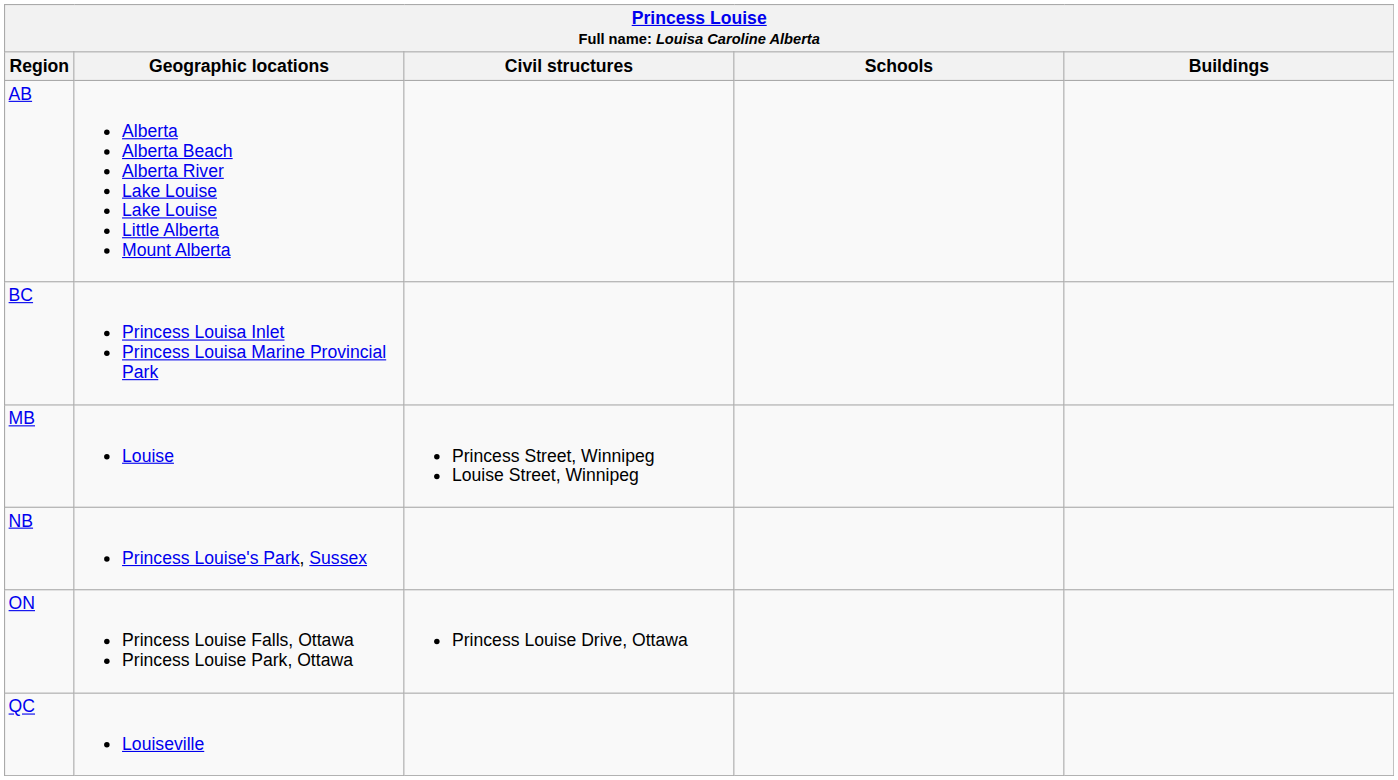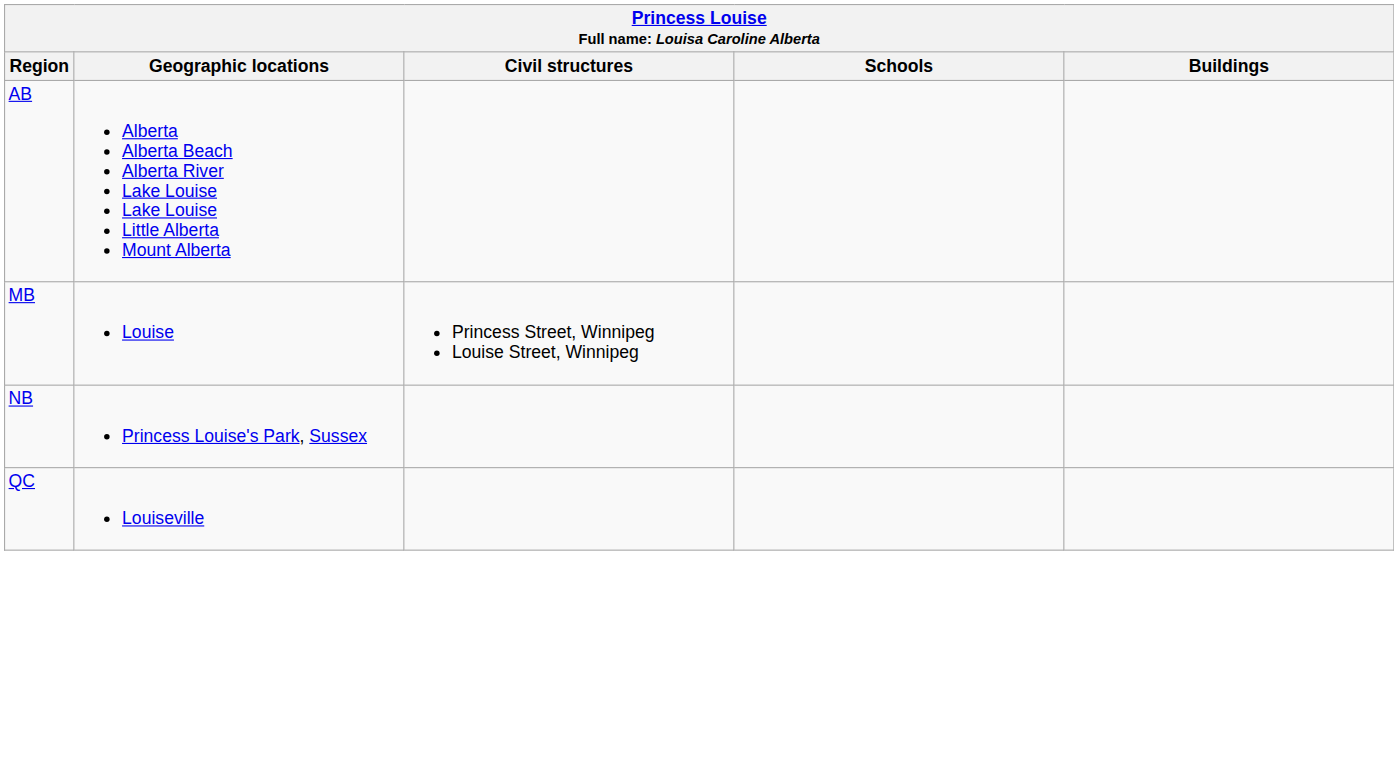- row: (21, 295)
- row: (22, 603)
